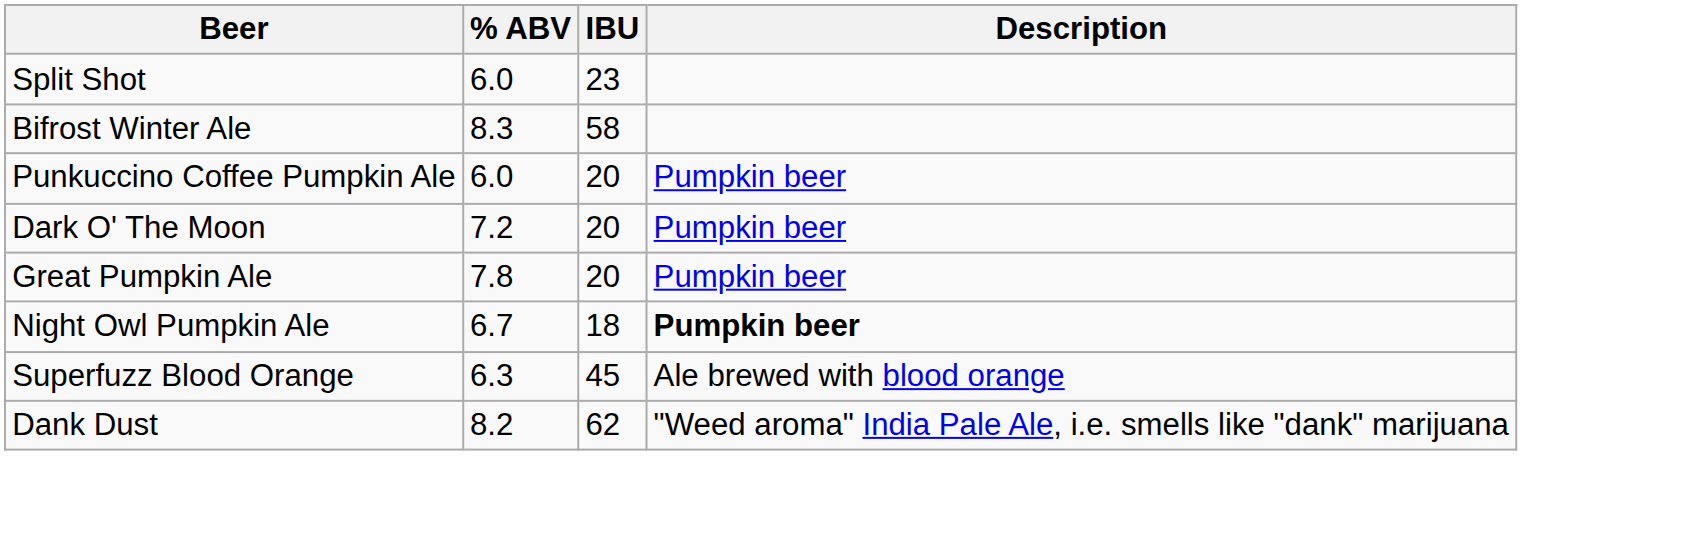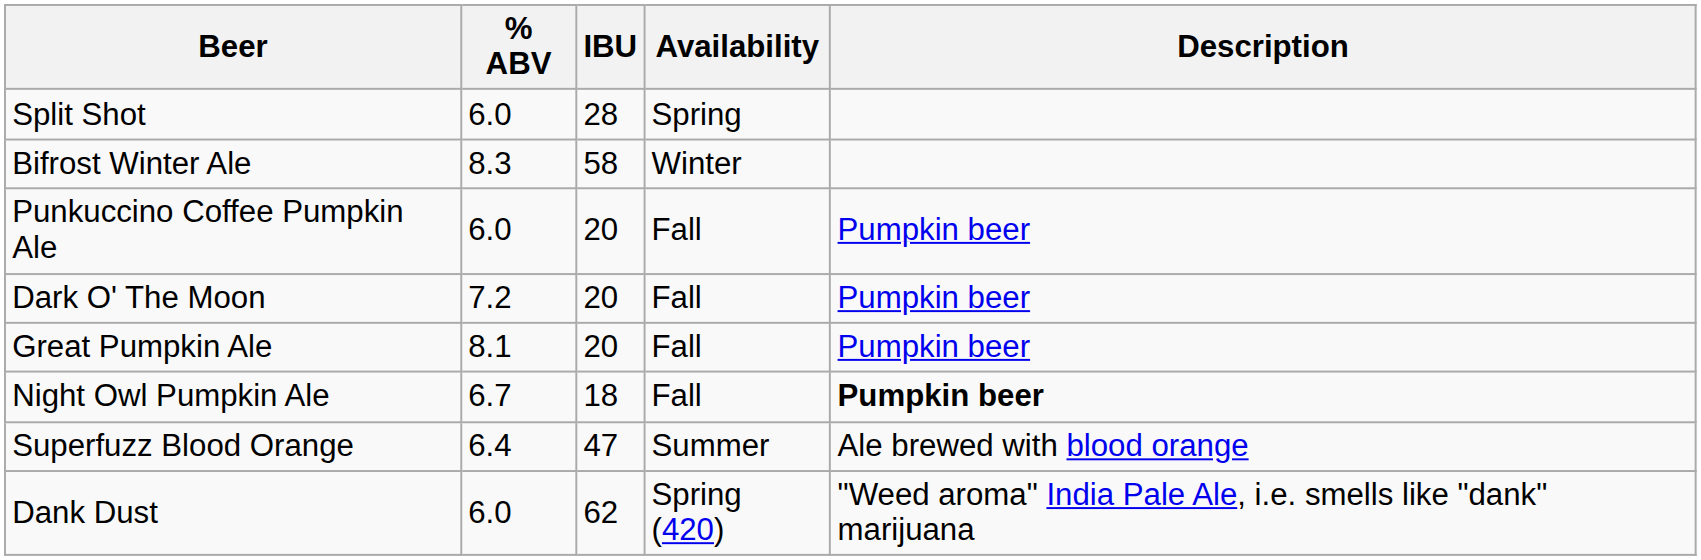+ column: (737, 46)
(603, 78) 23 -> (601, 113) 28
(492, 276) 7.8 -> (490, 346) 8.1
(492, 375) 6.3 -> (490, 445) 6.4
(603, 375) 45 -> (601, 445) 47
(492, 425) 8.2 -> (490, 512) 6.0
